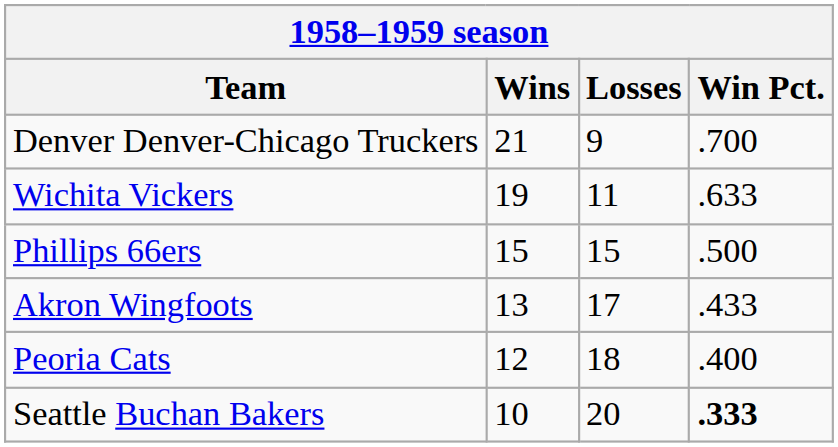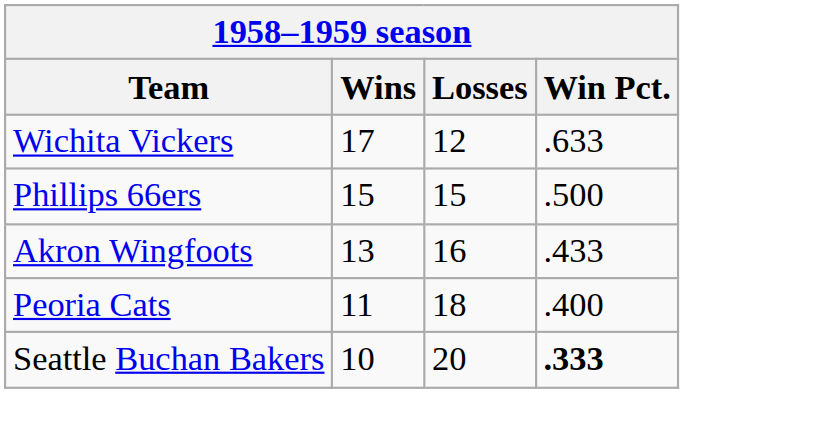- row: (246, 140)
(512, 195) 19 -> (358, 140) 17
(603, 195) 11 -> (449, 140) 12
(603, 304) 17 -> (449, 250) 16
(512, 359) 12 -> (357, 304) 11
